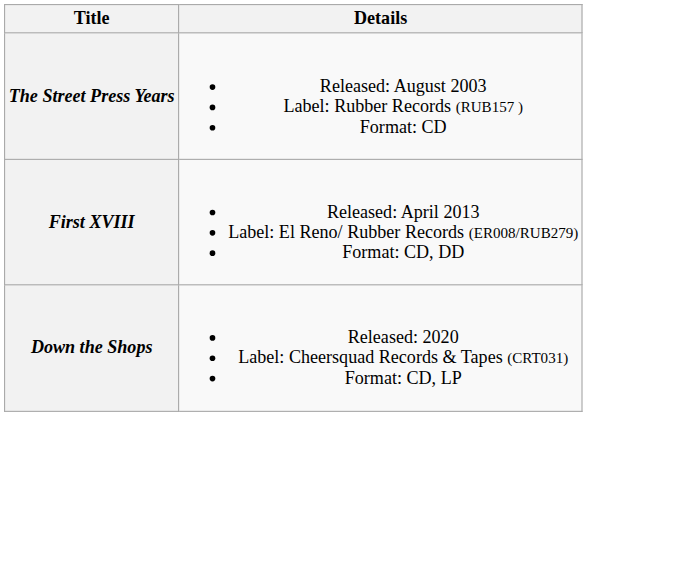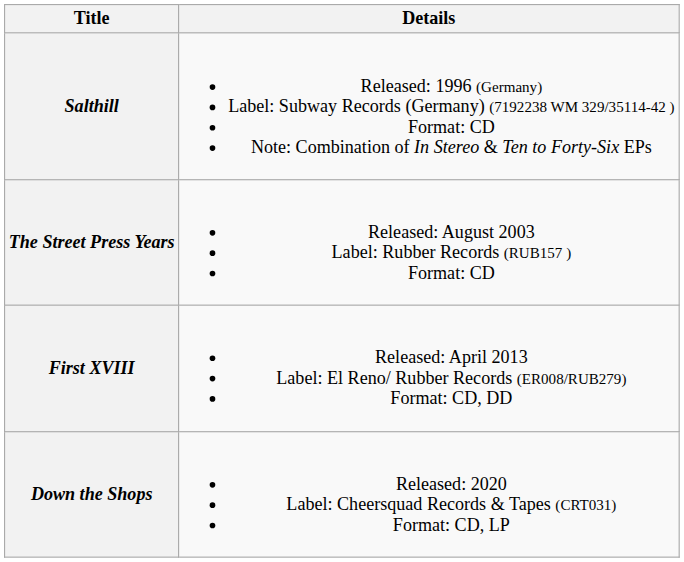+ row: (92, 106)
